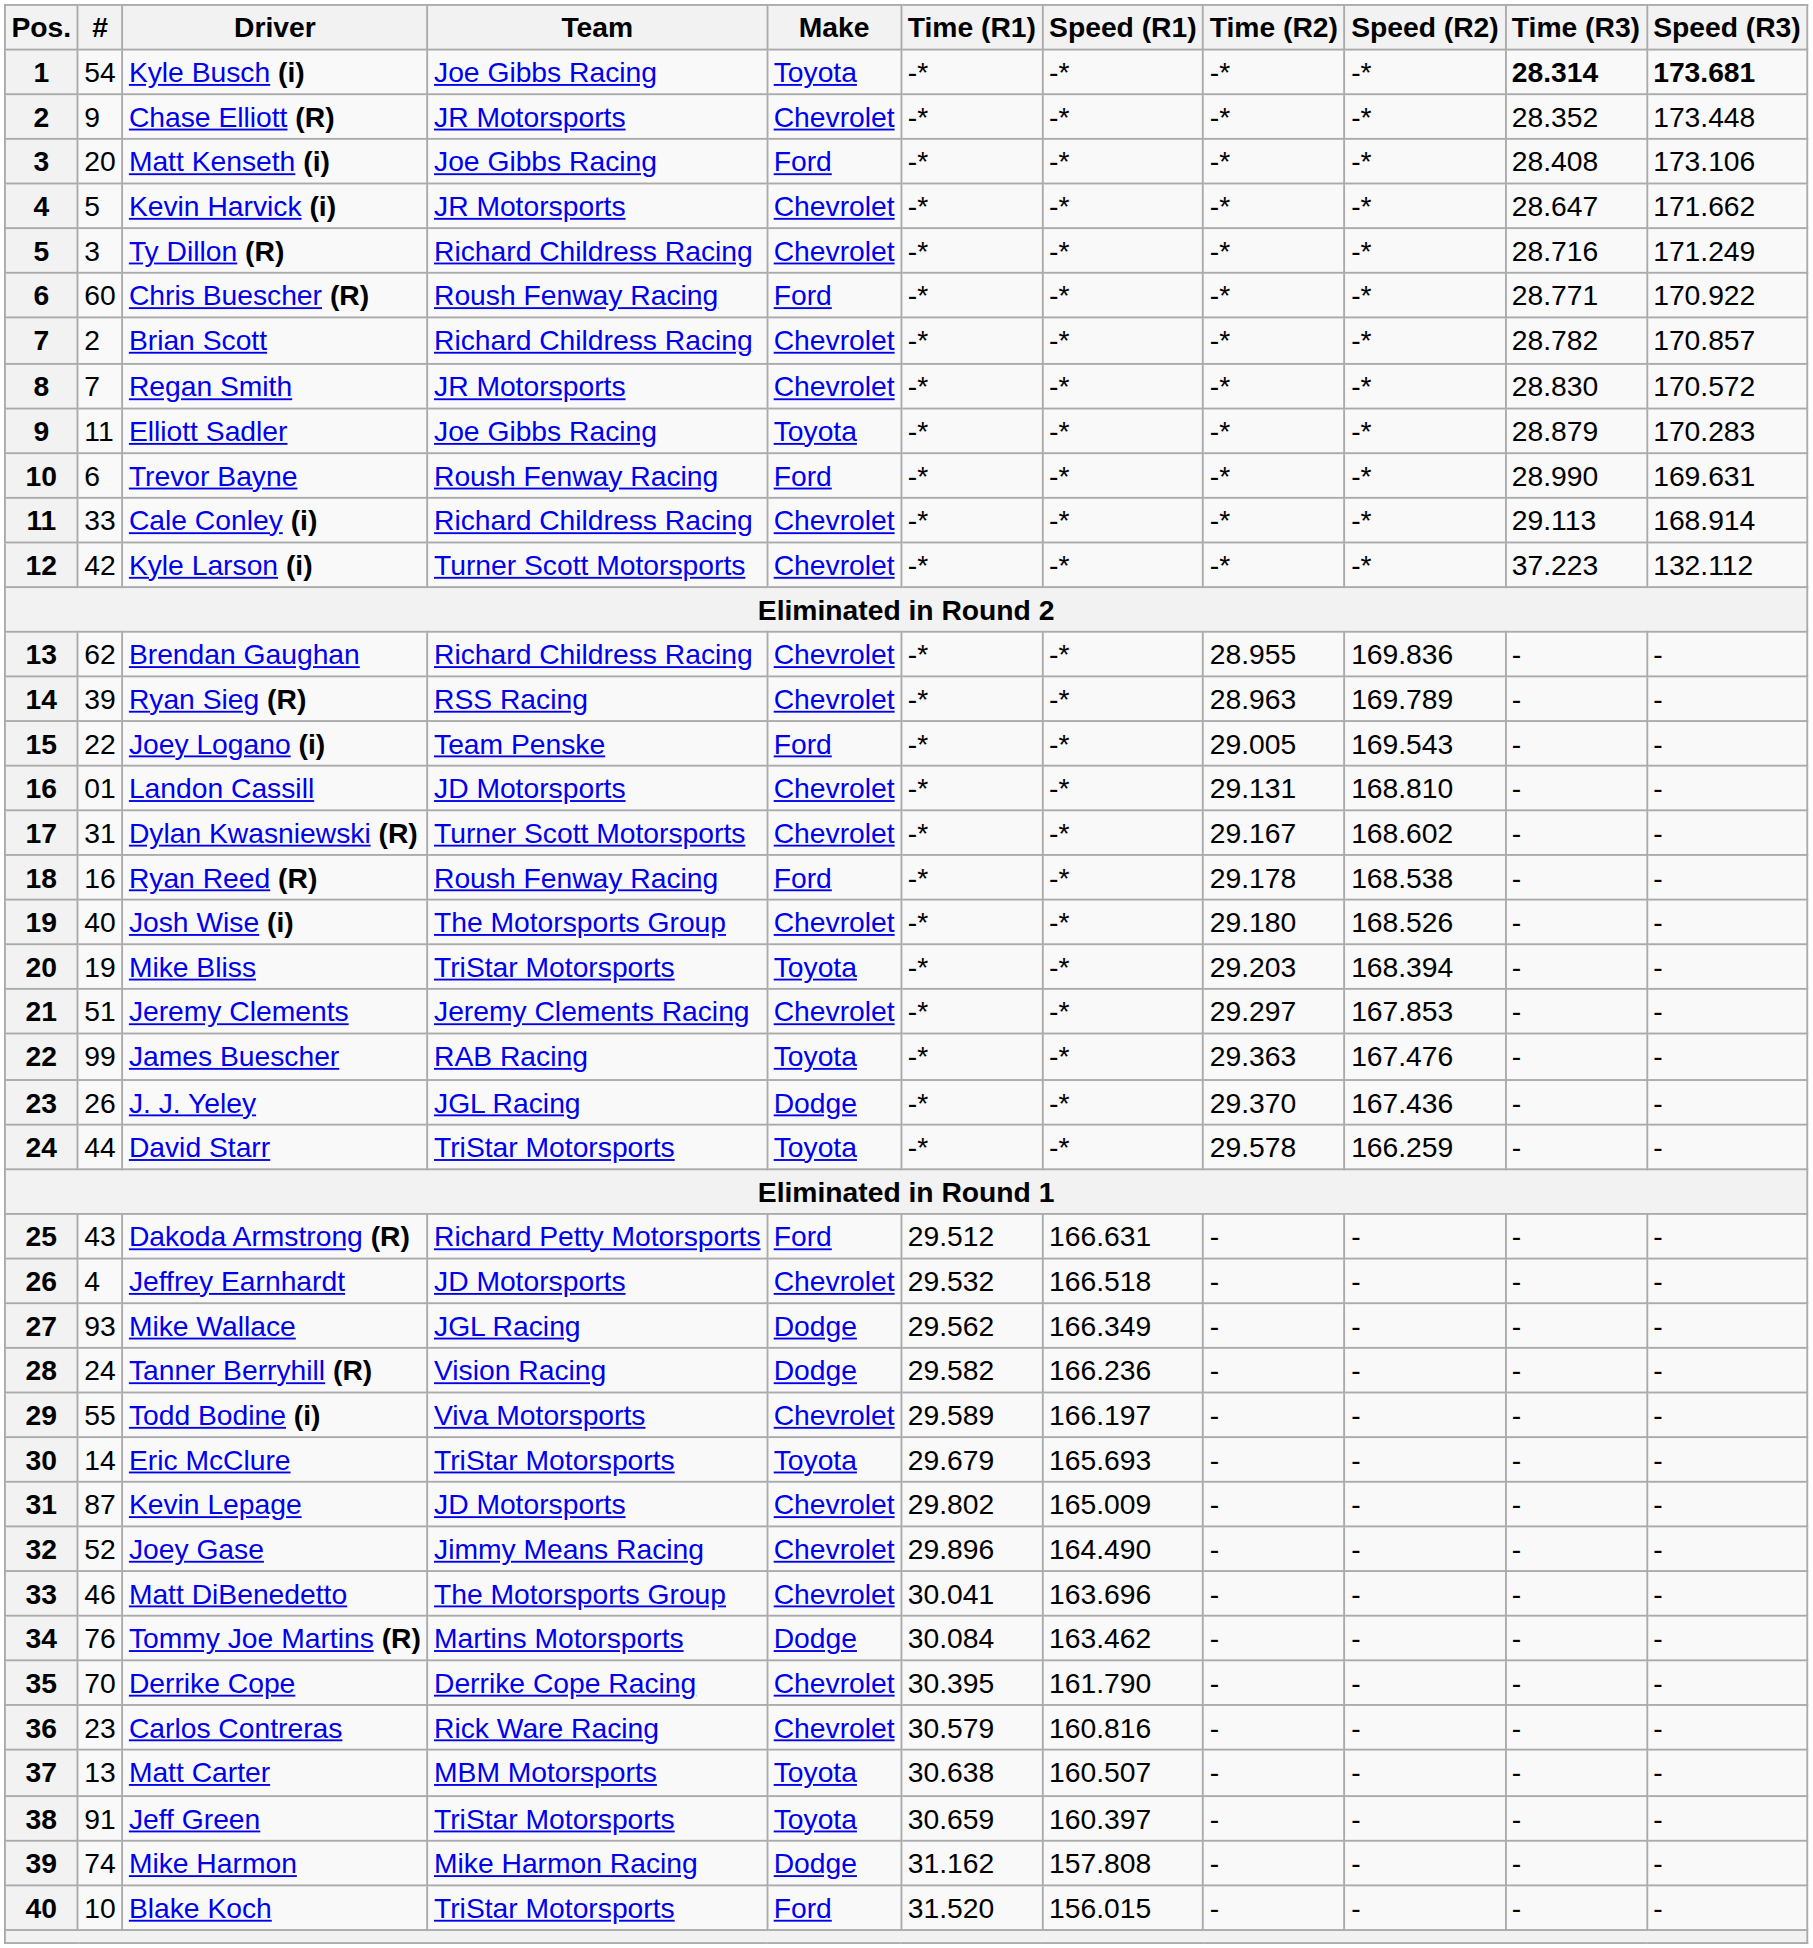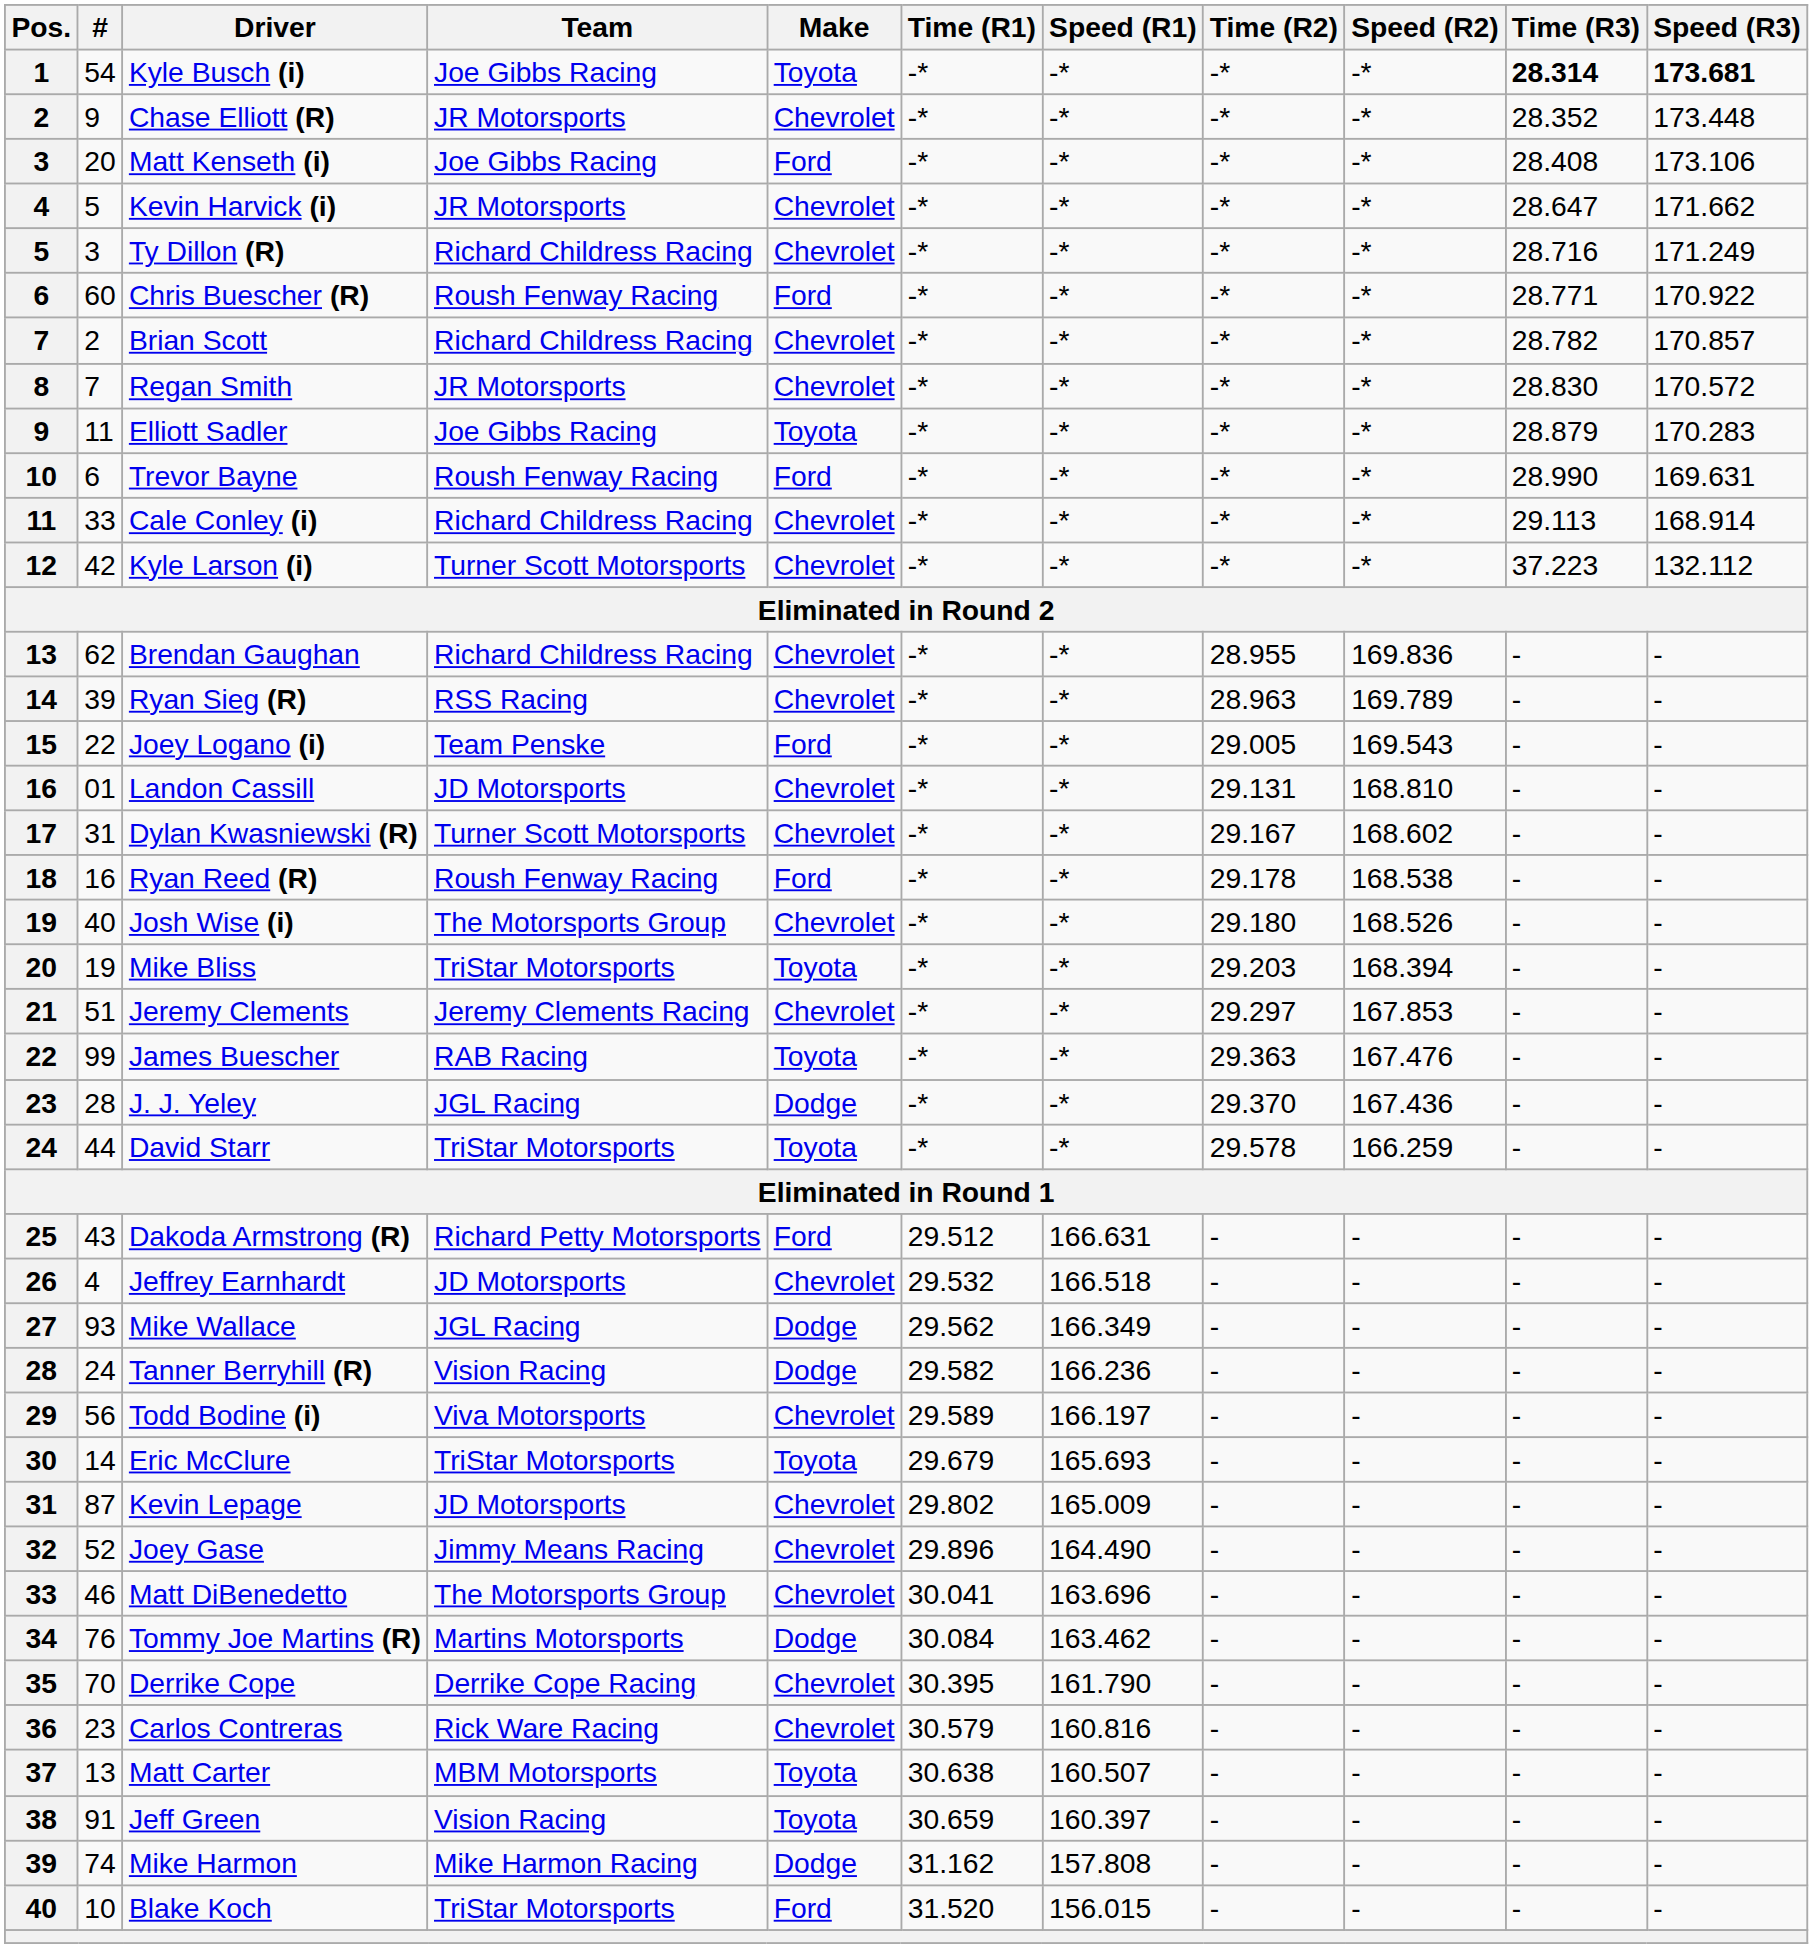(100, 1102) 26 -> (100, 1102) 28
(100, 1415) 55 -> (100, 1415) 56
(554, 1818) TriStar Motorsports -> (520, 1818) Vision Racing
